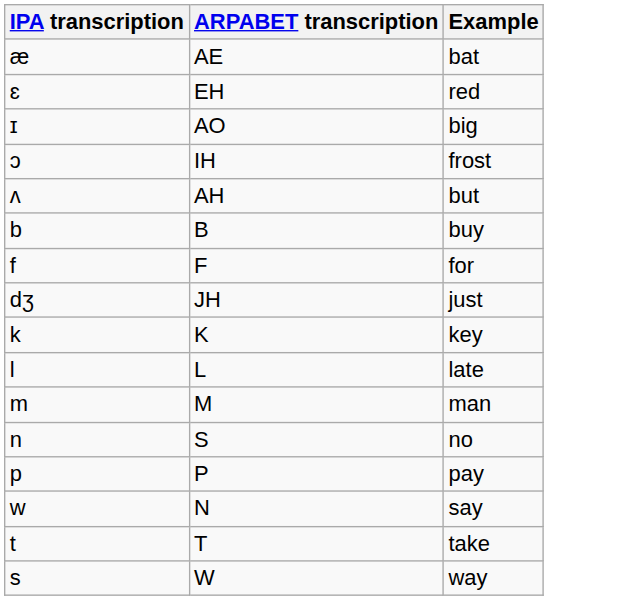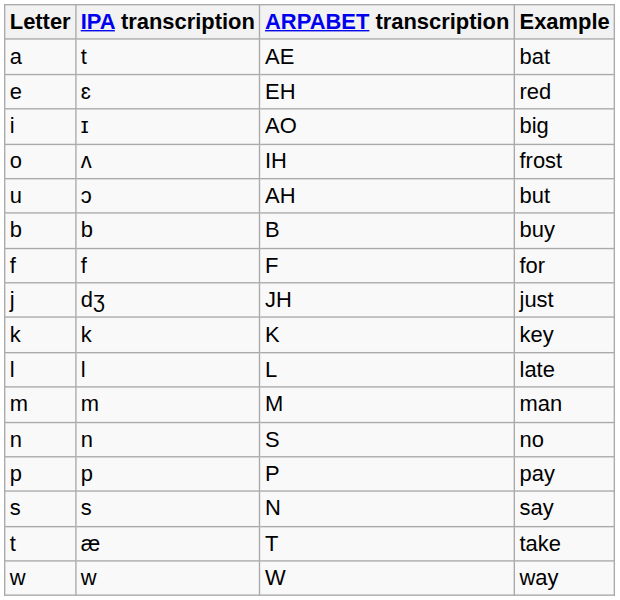+ column: (40, 21)
(19, 56) æ -> (84, 56) t
(15, 160) ɔ -> (86, 160) ʌ
(15, 195) ʌ -> (86, 195) ɔ
(18, 508) w -> (86, 508) s
(13, 543) t -> (90, 543) æ
(15, 578) s -> (89, 578) w
